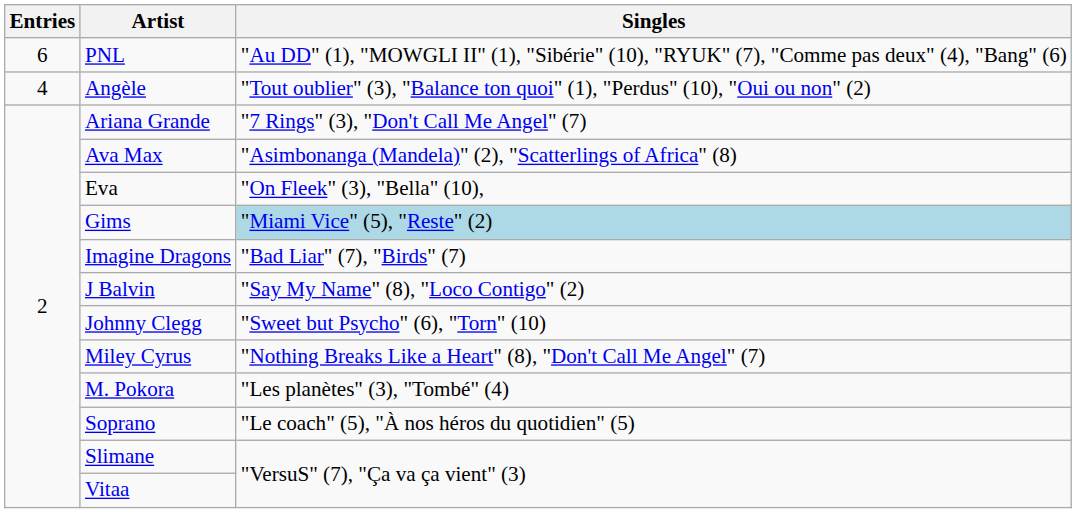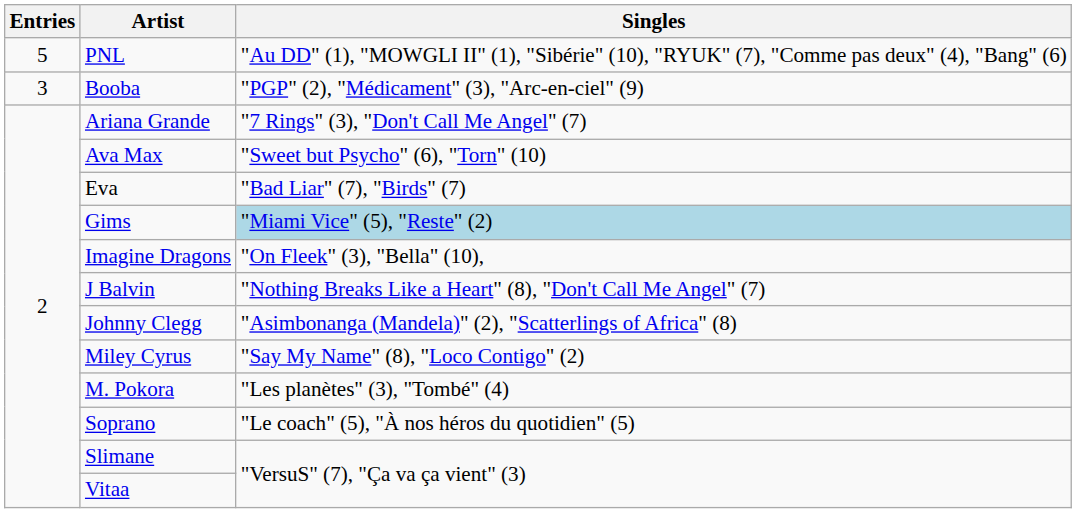(42, 54) 6 -> (42, 54) 5
- row: (115, 88)
+ row: (113, 88)
(489, 155) "Asimbonanga (Mandela)" (2), "Scatterlings of Africa" (8) -> (393, 155) "Sweet but Psycho" (6), "Torn" (10)
(362, 188) "On Fleek" (3), "Bella" (10), -> (353, 188) "Bad Liar" (7), "Birds" (7)
(353, 255) "Bad Liar" (7), "Birds" (7) -> (362, 255) "On Fleek" (3), "Bella" (10),
(413, 289) "Say My Name" (8), "Loco Contigo" (2) -> (503, 289) "Nothing Breaks Like a Heart" (8), "Don't Call Me Angel" (7)
(393, 322) "Sweet but Psycho" (6), "Torn" (10) -> (489, 322) "Asimbonanga (Mandela)" (2), "Scatterlings of Africa" (8)
(503, 356) "Nothing Breaks Like a Heart" (8), "Don't Call Me Angel" (7) -> (413, 356) "Say My Name" (8), "Loco Contigo" (2)
